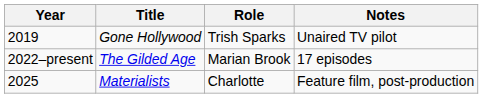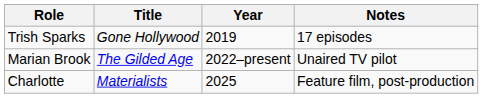columns swapped: (50, 15) <-> (249, 15)
(347, 37) Unaired TV pilot -> (334, 37) 17 episodes
(334, 59) 17 episodes -> (347, 59) Unaired TV pilot
